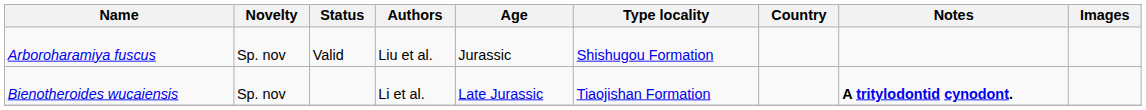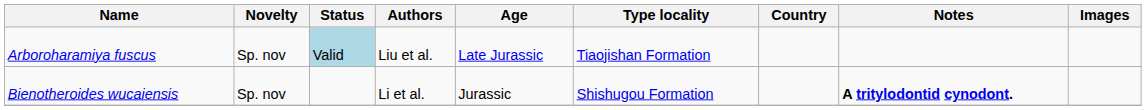(328, 54) no background -> (328, 54) lightblue background
(485, 54) Jurassic -> (501, 54) Late Jurassic
(645, 54) Shishugou Formation -> (644, 54) Tiaojishan Formation
(501, 93) Late Jurassic -> (485, 93) Jurassic
(644, 93) Tiaojishan Formation -> (645, 93) Shishugou Formation
